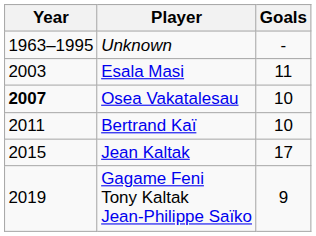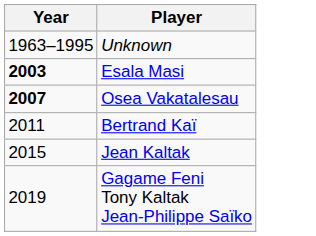- column: (283, 17)
(27, 71) normal -> (27, 71) bold
